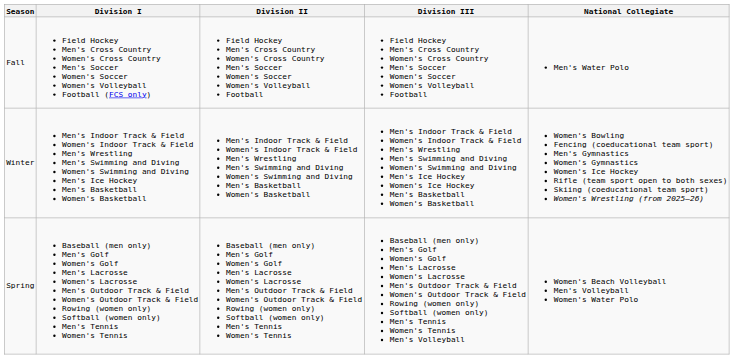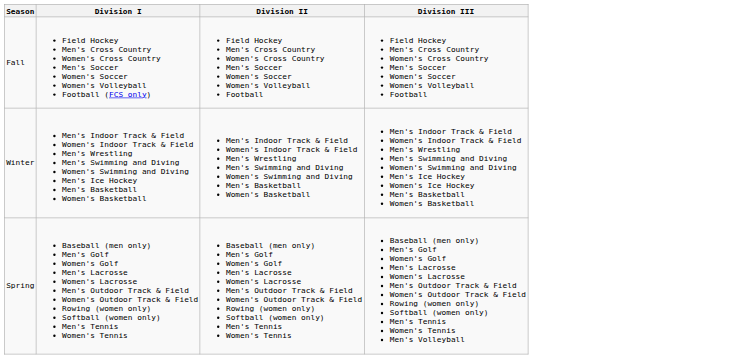- column: (629, 11)
